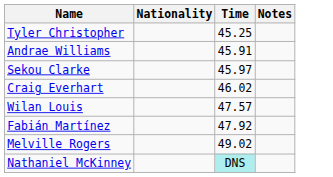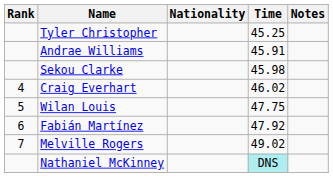+ column: (21, 14)
(235, 70) 45.97 -> (268, 70) 45.98
(235, 107) 47.57 -> (268, 107) 47.75
